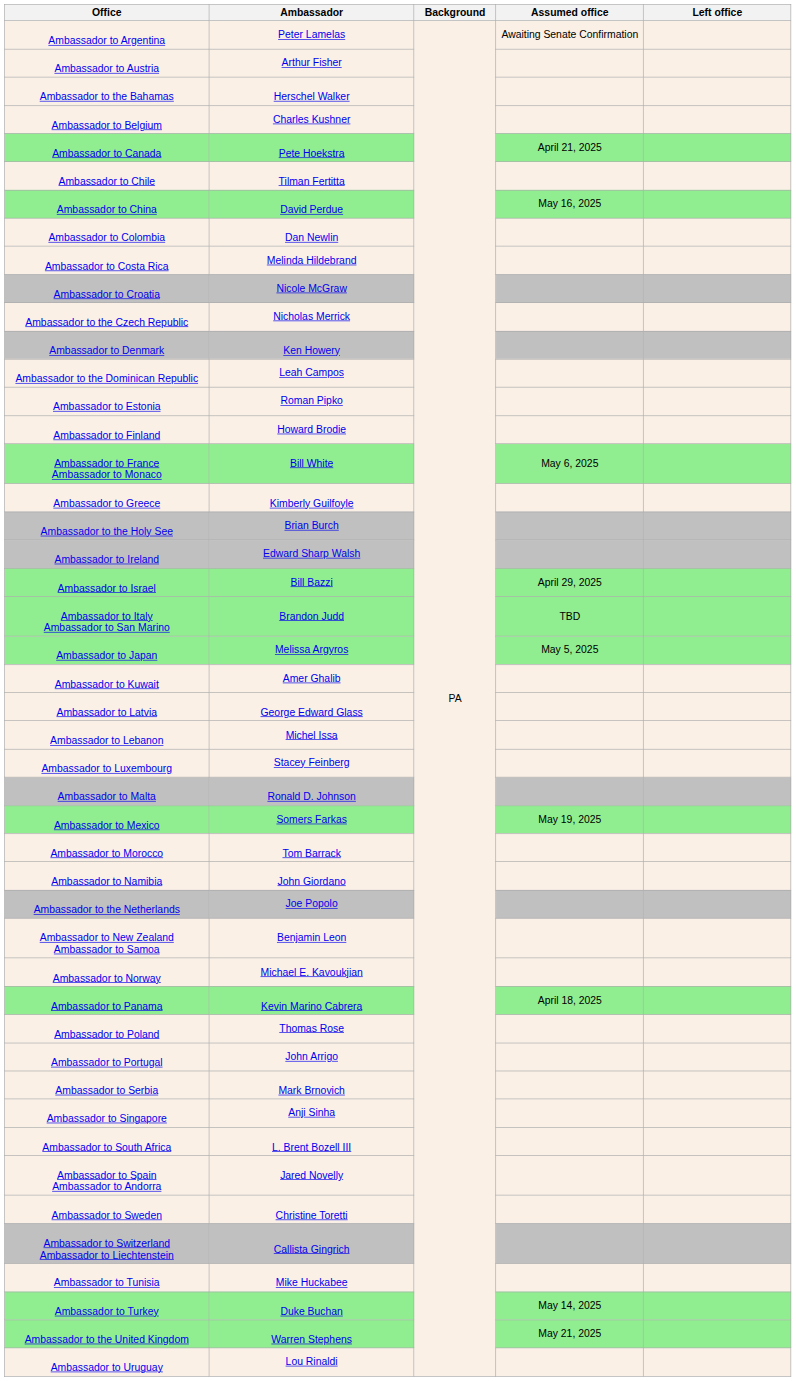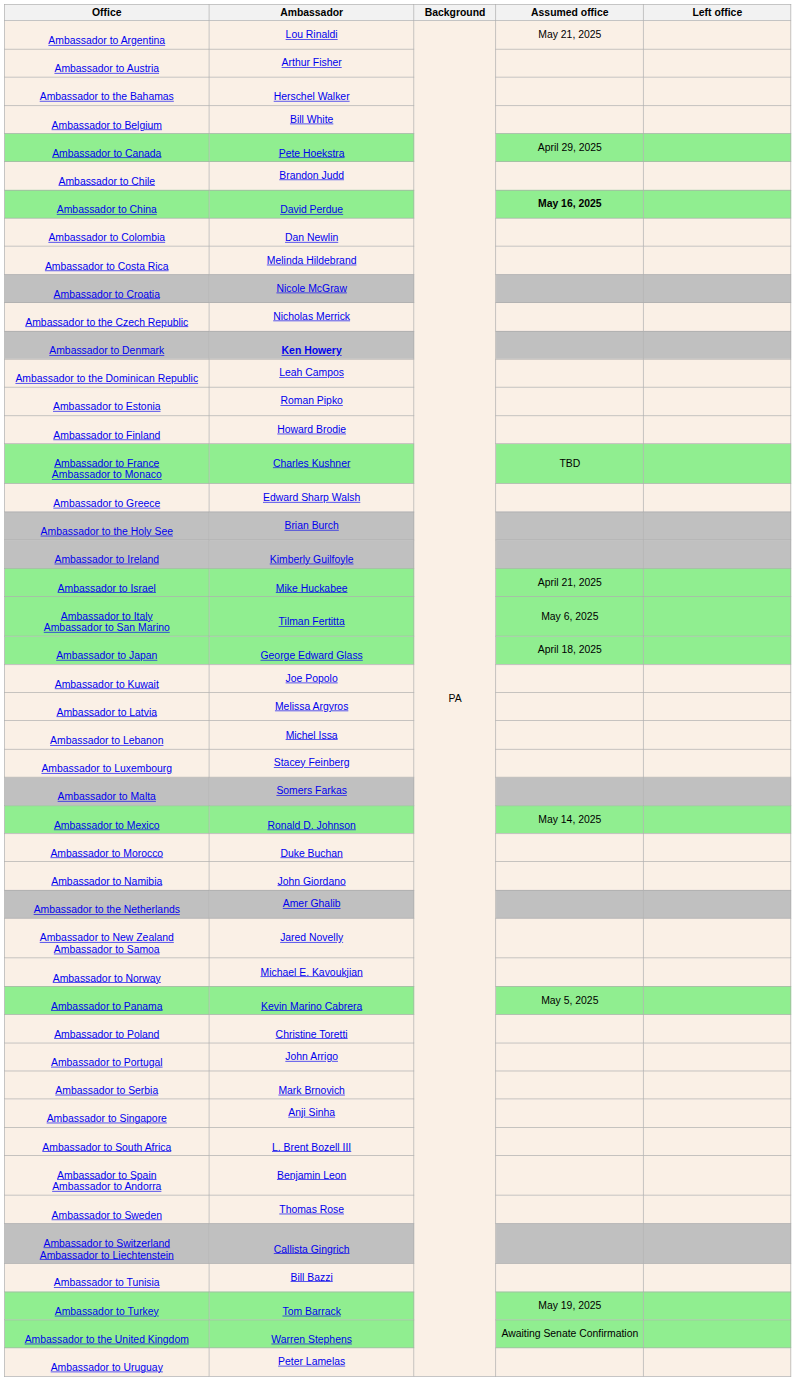(312, 35) Peter Lamelas -> (312, 35) Lou Rinaldi
(570, 35) Awaiting Senate Confirmation -> (570, 35) May 21, 2025
(312, 119) Charles Kushner -> (312, 119) Bill White
(570, 147) April 21, 2025 -> (570, 147) April 29, 2025
(312, 181) Tilman Fertitta -> (312, 176) Brandon Judd
(570, 204) normal -> (570, 204) bold
(312, 351) normal -> (312, 351) bold
(312, 463) Bill White -> (312, 463) Charles Kushner
(570, 463) May 6, 2025 -> (570, 463) TBD
(312, 503) Kimberly Guilfoyle -> (312, 497) Edward Sharp Walsh
(312, 554) Edward Sharp Walsh -> (312, 560) Kimberly Guilfoyle
(312, 582) Bill Bazzi -> (312, 588) Mike Huckabee
(570, 582) April 29, 2025 -> (570, 582) April 21, 2025
(312, 616) Brandon Judd -> (312, 622) Tilman Fertitta
(570, 616) TBD -> (570, 616) May 6, 2025
(312, 650) Melissa Argyros -> (312, 656) George Edward Glass
(570, 650) May 5, 2025 -> (570, 650) April 18, 2025
(312, 678) Amer Ghalib -> (312, 678) Joe Popolo
(312, 712) George Edward Glass -> (312, 706) Melissa Argyros
(312, 797) Ronald D. Johnson -> (312, 791) Somers Farkas
(312, 819) Somers Farkas -> (312, 825) Ronald D. Johnson
(570, 819) May 19, 2025 -> (570, 819) May 14, 2025
(312, 853) Tom Barrack -> (312, 853) Duke Buchan
(312, 904) Joe Popolo -> (312, 904) Amer Ghalib
(312, 938) Benjamin Leon -> (312, 938) Jared Novelly
(570, 1000) April 18, 2025 -> (570, 1000) May 5, 2025
(312, 1028) Thomas Rose -> (312, 1034) Christine Toretti
(312, 1175) Jared Novelly -> (312, 1175) Benjamin Leon
(312, 1215) Christine Toretti -> (312, 1209) Thomas Rose
(312, 1283) Mike Huckabee -> (312, 1277) Bill Bazzi
(312, 1311) Duke Buchan -> (312, 1311) Tom Barrack
(570, 1305) May 14, 2025 -> (570, 1305) May 19, 2025
(570, 1334) May 21, 2025 -> (570, 1334) Awaiting Senate Confirmation
(312, 1362) Lou Rinaldi -> (312, 1362) Peter Lamelas
